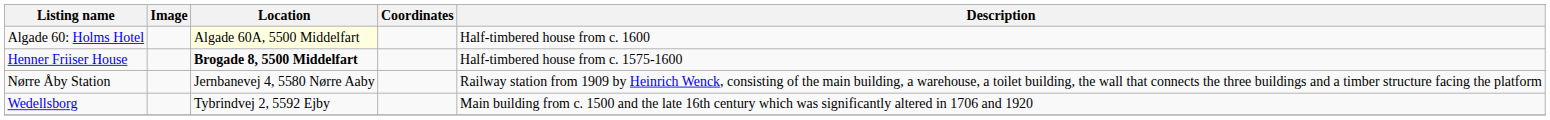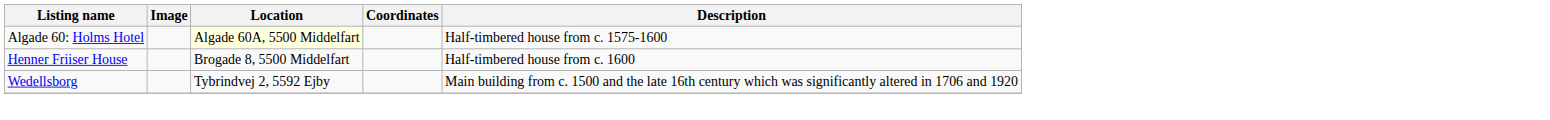(555, 37) Half-timbered house from c. 1600 -> (556, 37) Half-timbered house from c. 1575-1600
(276, 59) bold -> (272, 59) normal
(571, 59) Half-timbered house from c. 1575-1600 -> (540, 59) Half-timbered house from c. 1600
- row: (59, 81)
